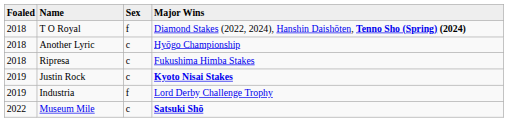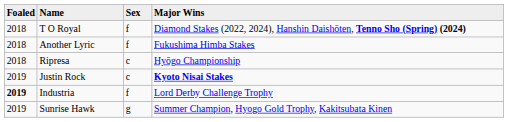(128, 45) c -> (127, 45) f
(197, 45) Hyōgo Championship -> (204, 45) Fukushima Himba Stakes
(204, 61) Fukushima Himba Stakes -> (197, 61) Hyōgo Championship
(16, 93) normal -> (16, 93) bold
+ row: (67, 109)
- row: (67, 109)
